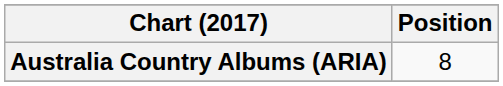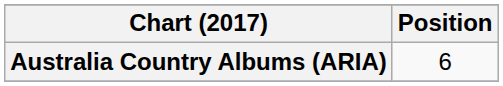(445, 61) 8 -> (445, 61) 6
